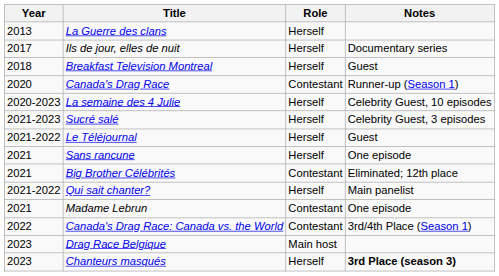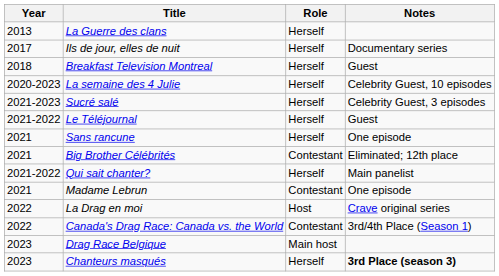- row: (117, 84)
+ row: (104, 208)
